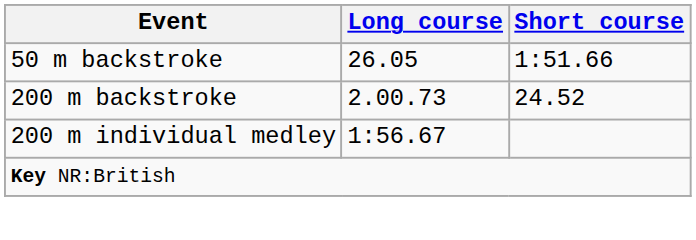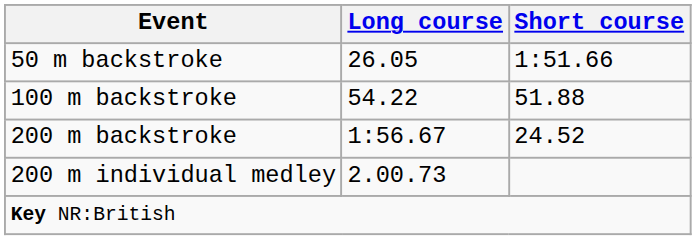+ row: (124, 101)
(397, 101) 2.00.73 -> (397, 139) 1:56.67
(397, 139) 1:56.67 -> (397, 177) 2.00.73
